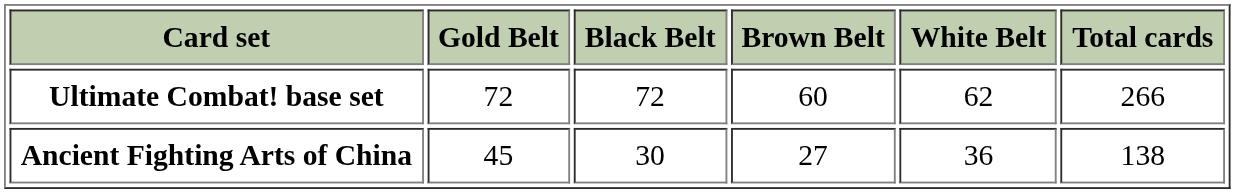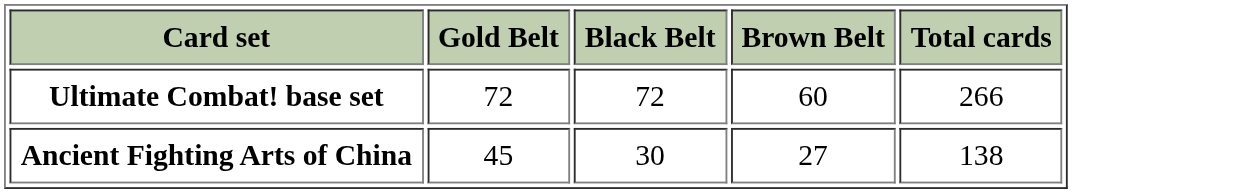- column: (978, 36)
